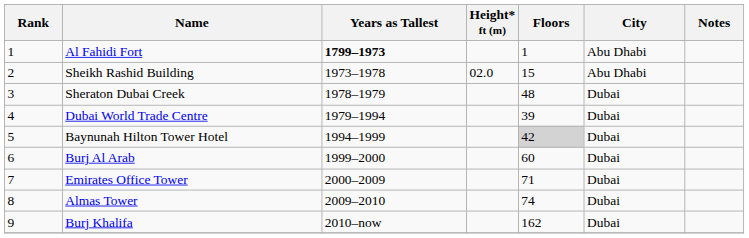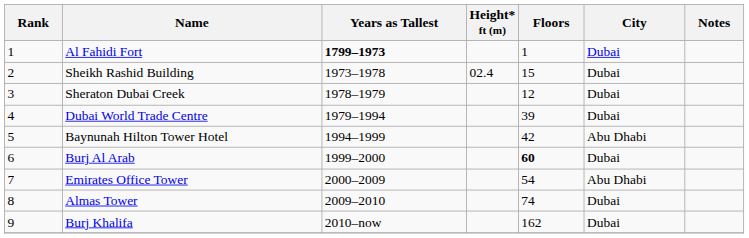(617, 51) Abu Dhabi -> (603, 51) Dubai
(481, 72) 02.0 -> (481, 72) 02.4
(617, 72) Abu Dhabi -> (603, 72) Dubai
(528, 94) 48 -> (528, 94) 12
(528, 136) lightgrey background -> (528, 136) no background
(603, 136) Dubai -> (617, 136) Abu Dhabi
(528, 158) normal -> (528, 158) bold
(528, 179) 71 -> (528, 179) 54
(603, 179) Dubai -> (617, 179) Abu Dhabi
